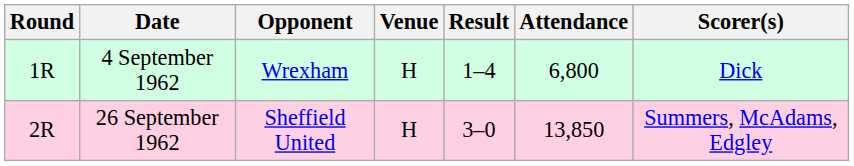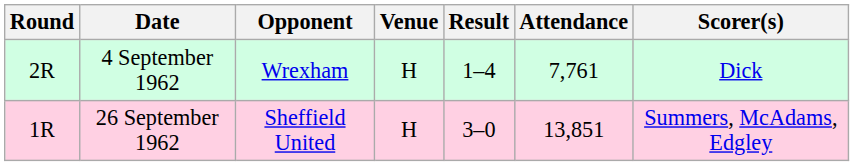(42, 69) 1R -> (42, 69) 2R
(574, 69) 6,800 -> (574, 69) 7,761
(42, 130) 2R -> (42, 130) 1R
(574, 130) 13,850 -> (574, 130) 13,851
